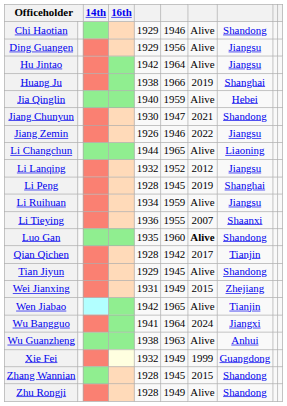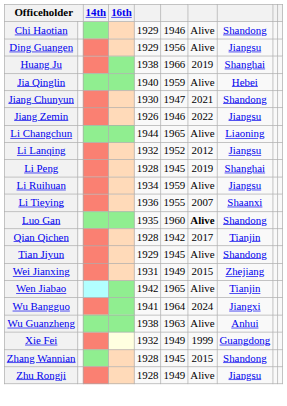- row: (41, 64)
(245, 392) Shandong -> (245, 375) Jiangsu
